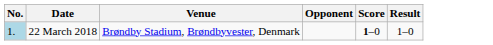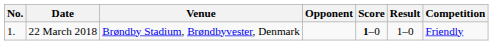+ column: (455, 13)
(11, 31) lightblue background -> (11, 31) no background
